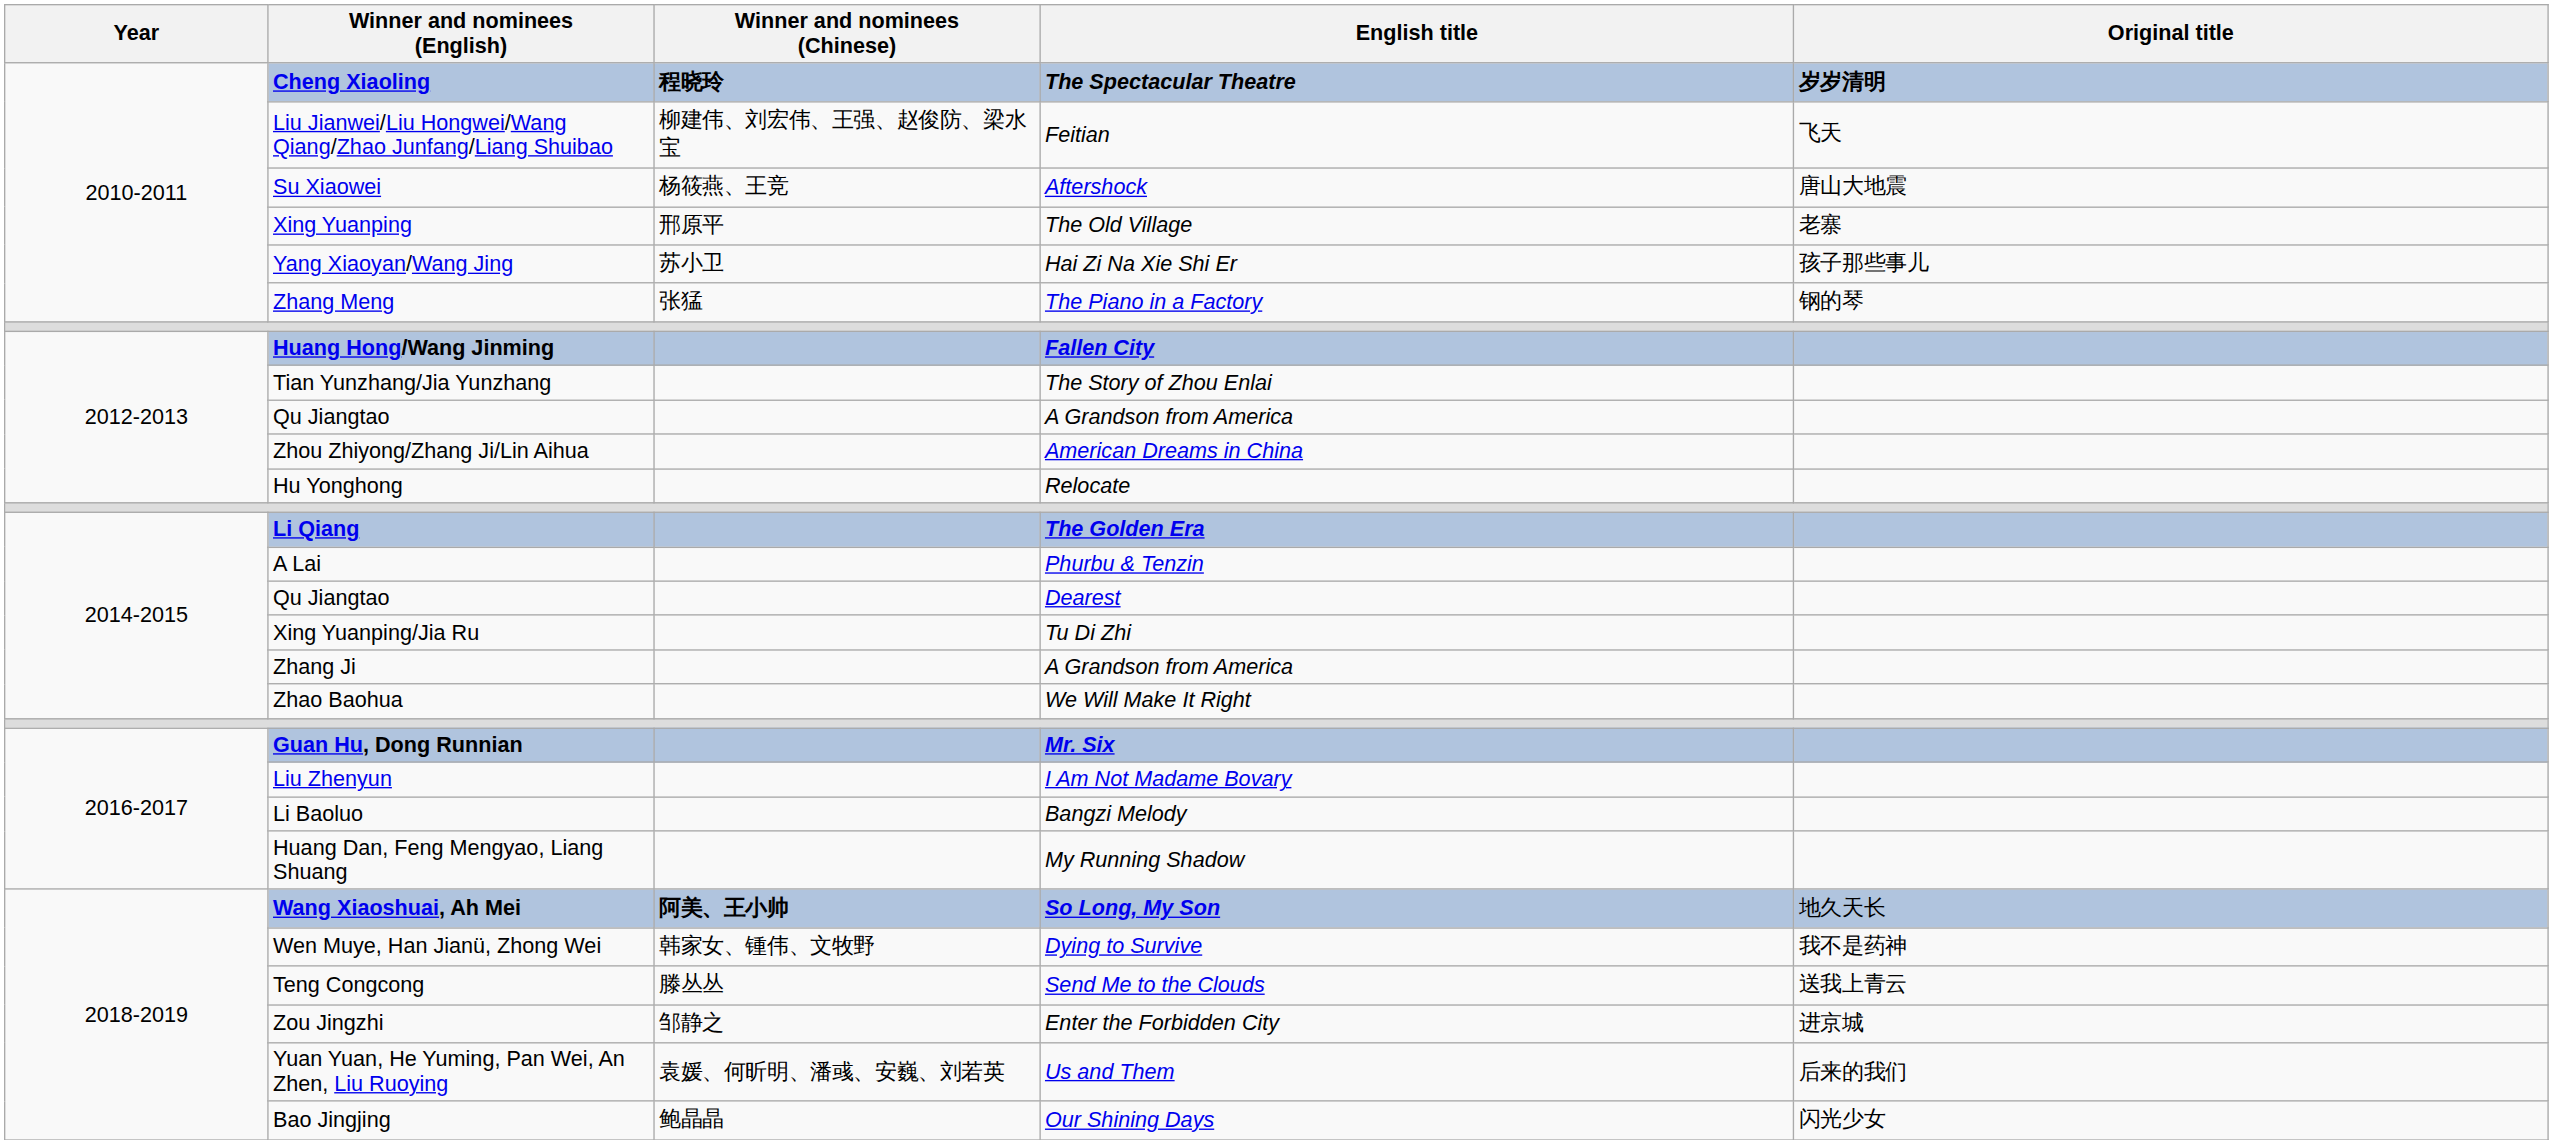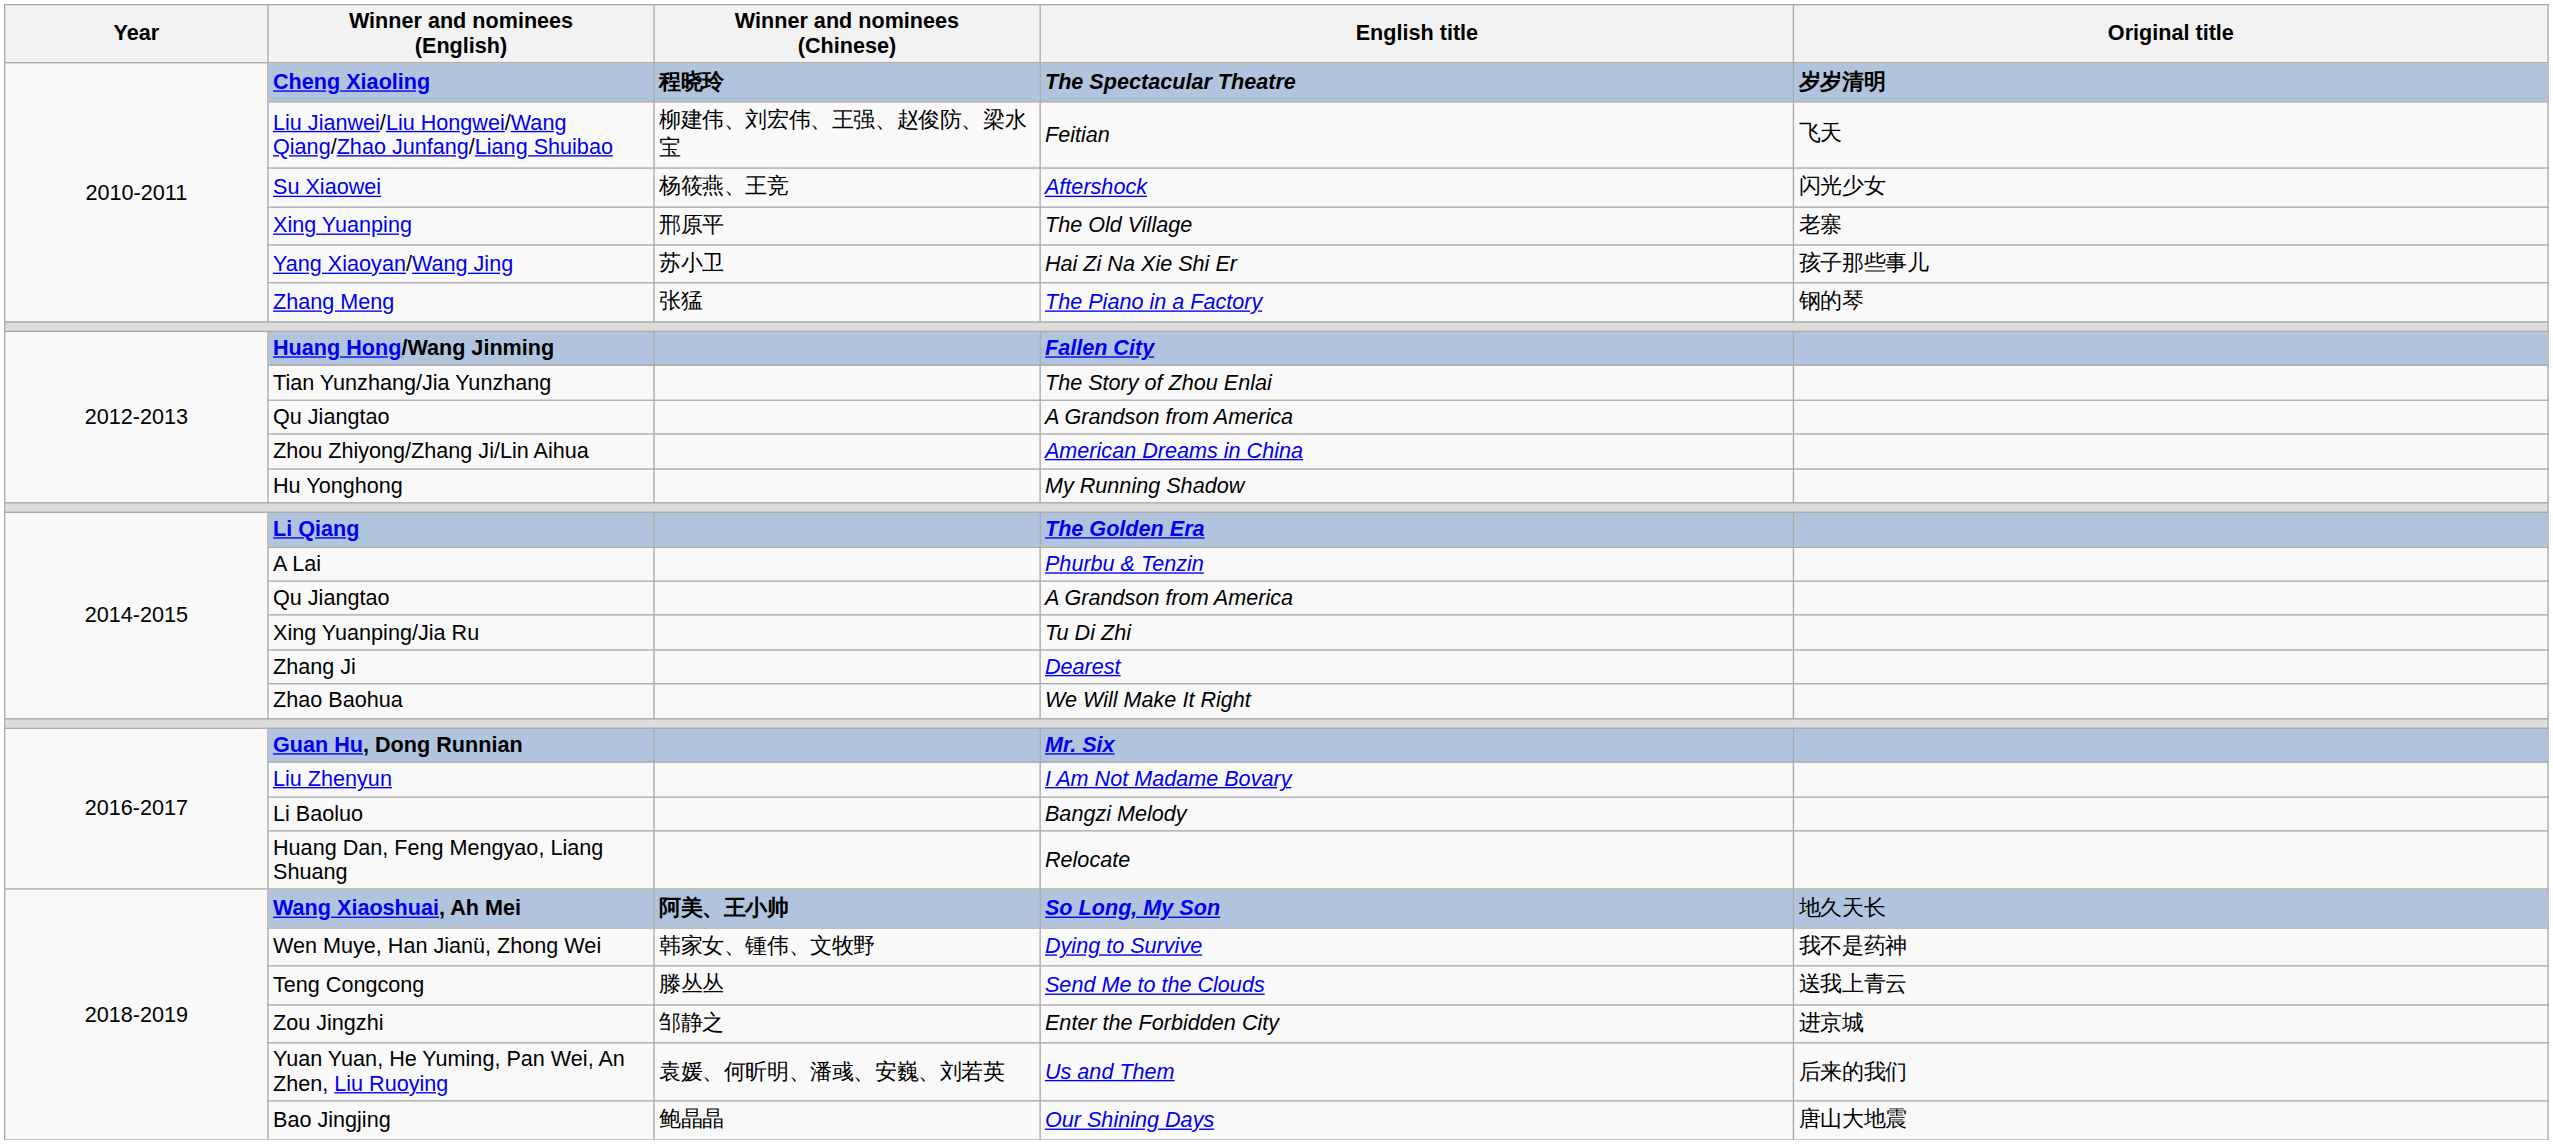(1853, 186) 唐山大地震 -> (1842, 186) 闪光少女
(1088, 485) Relocate -> (1145, 485) My Running Shadow
(1083, 598) Dearest -> (1169, 598) A Grandson from America
(1169, 666) A Grandson from America -> (1083, 666) Dearest
(1145, 859) My Running Shadow -> (1088, 859) Relocate
(1842, 1119) 闪光少女 -> (1853, 1119) 唐山大地震
